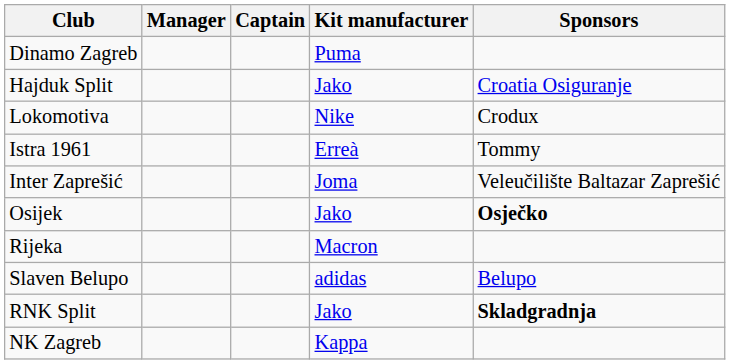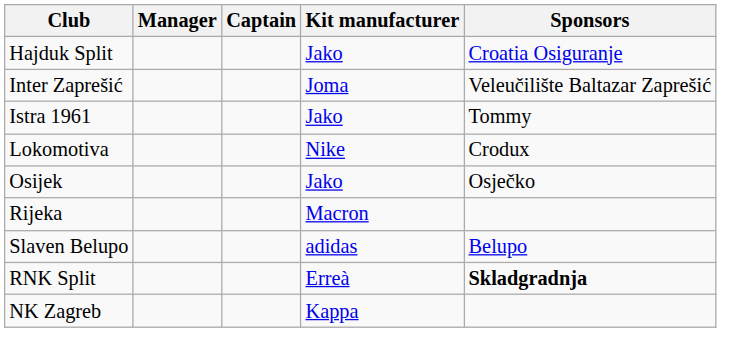- row: (73, 52)
rows swapped: (66, 181) <-> (59, 117)
(337, 149) Erreà -> (324, 117) Jako
(513, 213) bold -> (502, 181) normal
(333, 310) Jako -> (328, 278) Erreà
